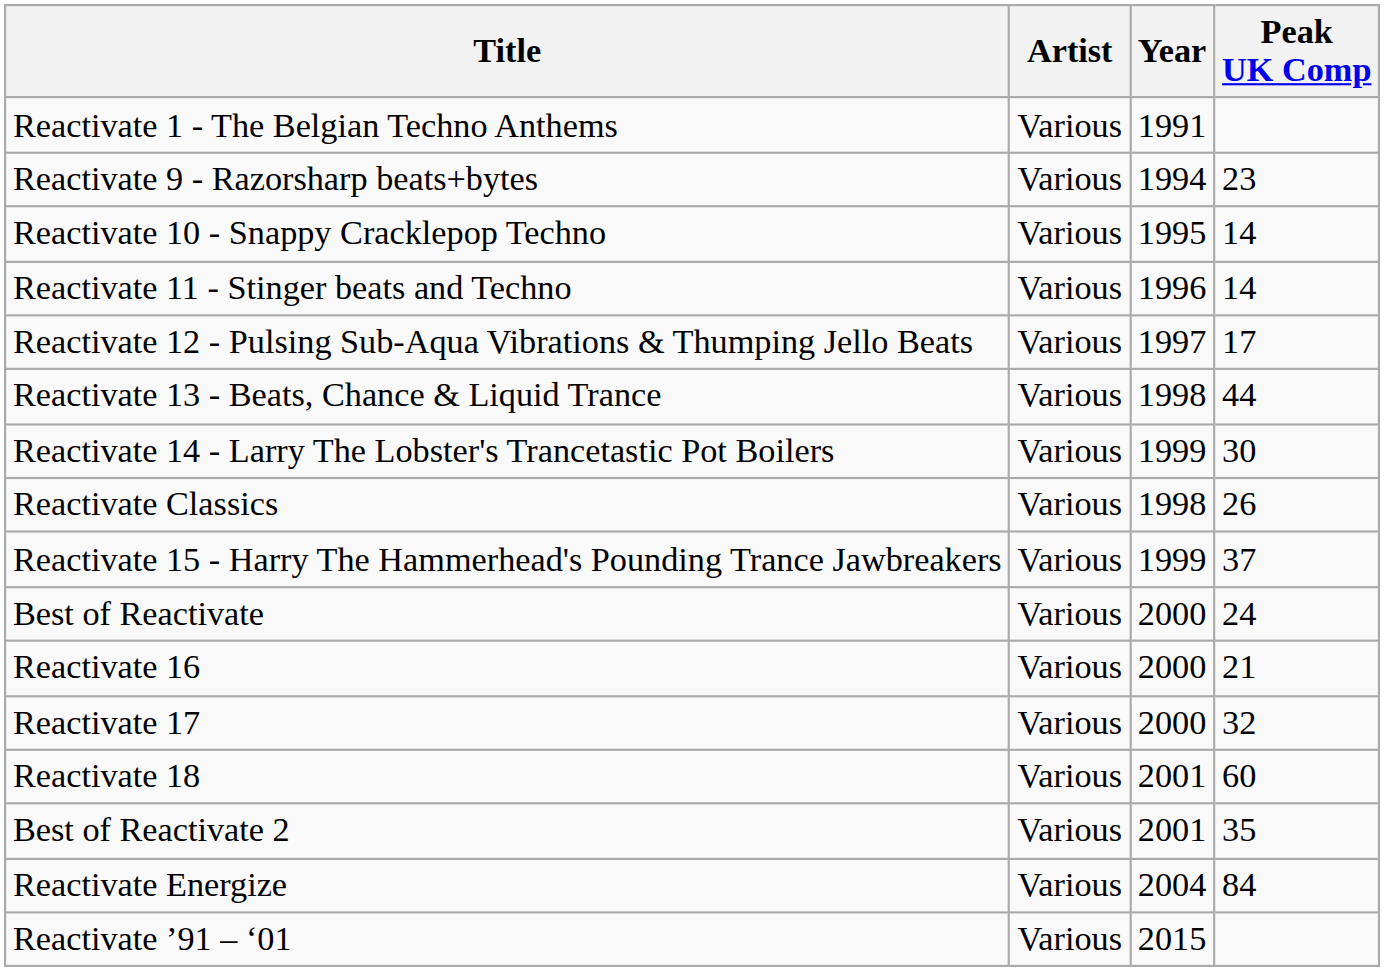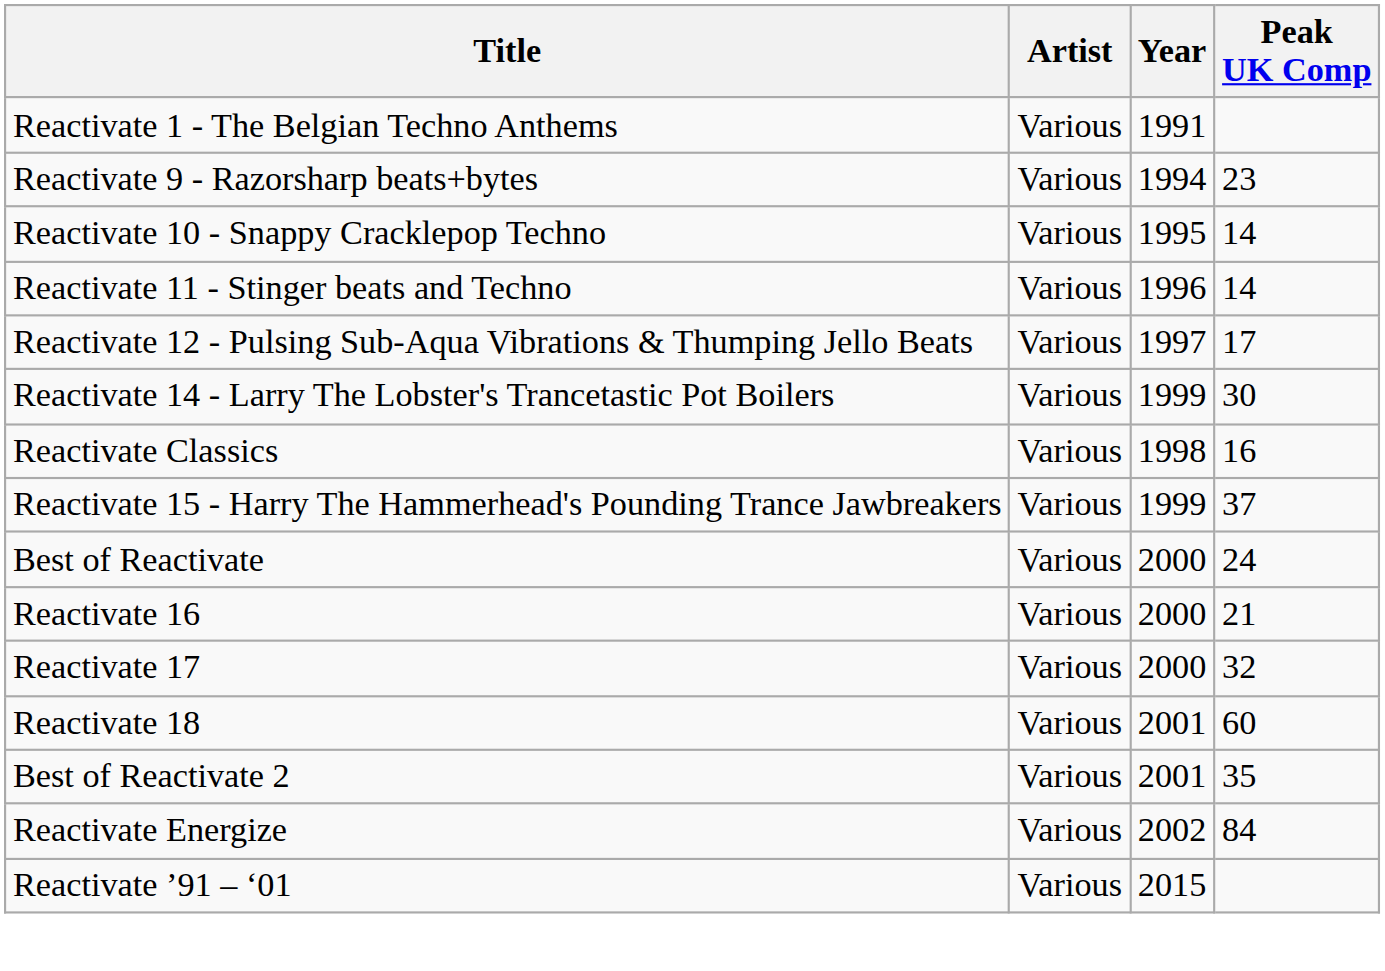- row: (337, 395)
(1239, 504) 26 -> (1239, 450) 16
(1172, 884) 2004 -> (1172, 830) 2002
